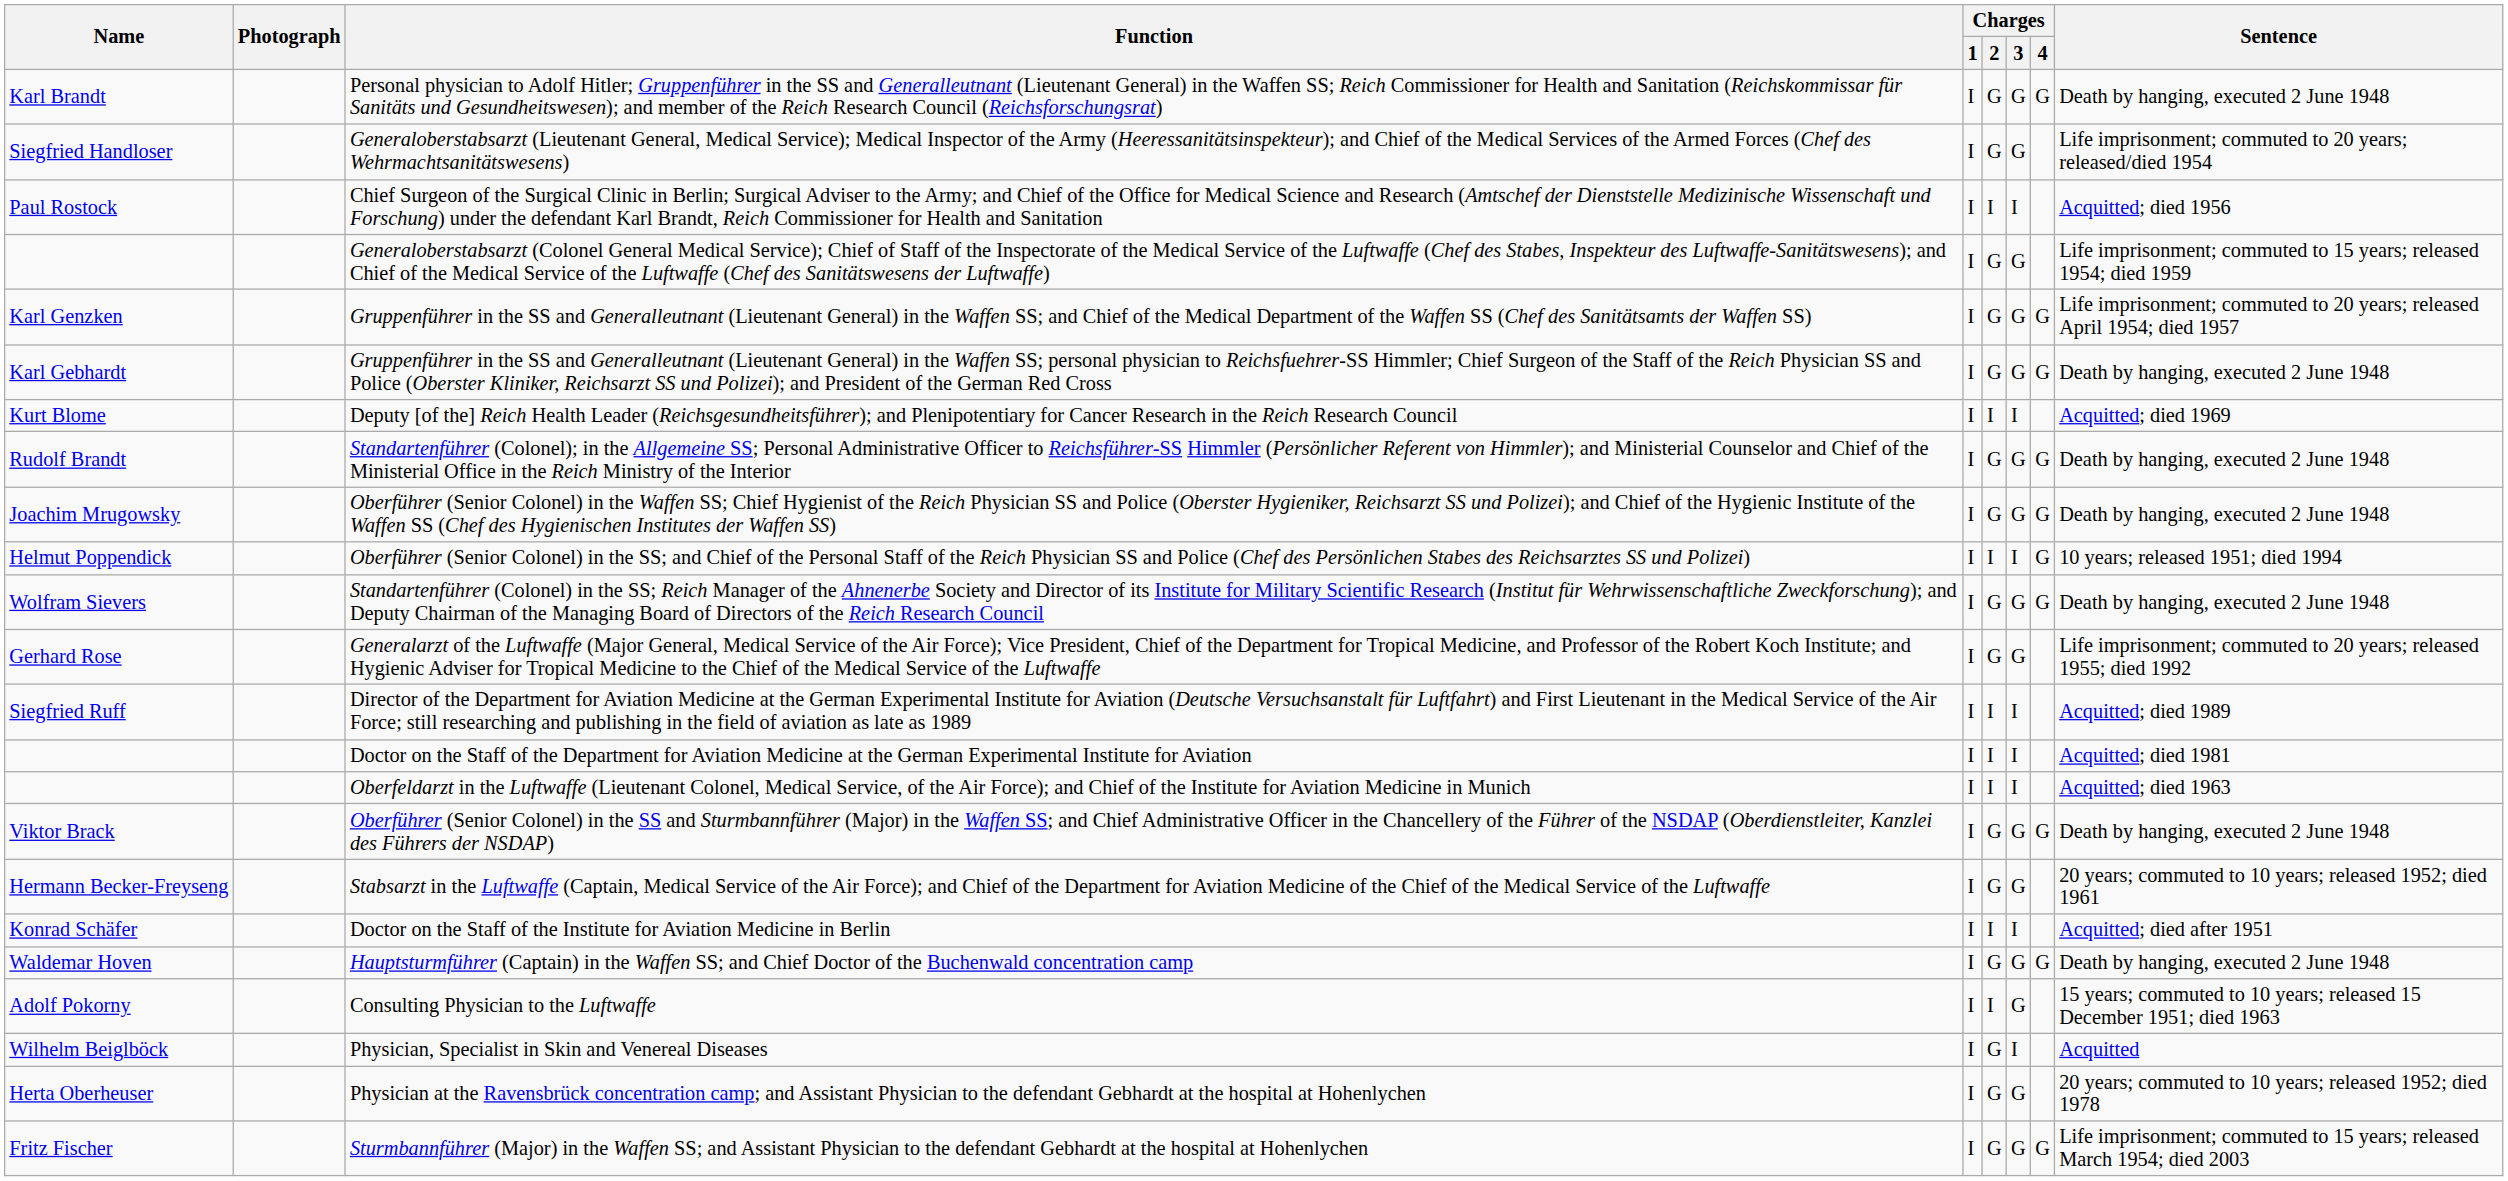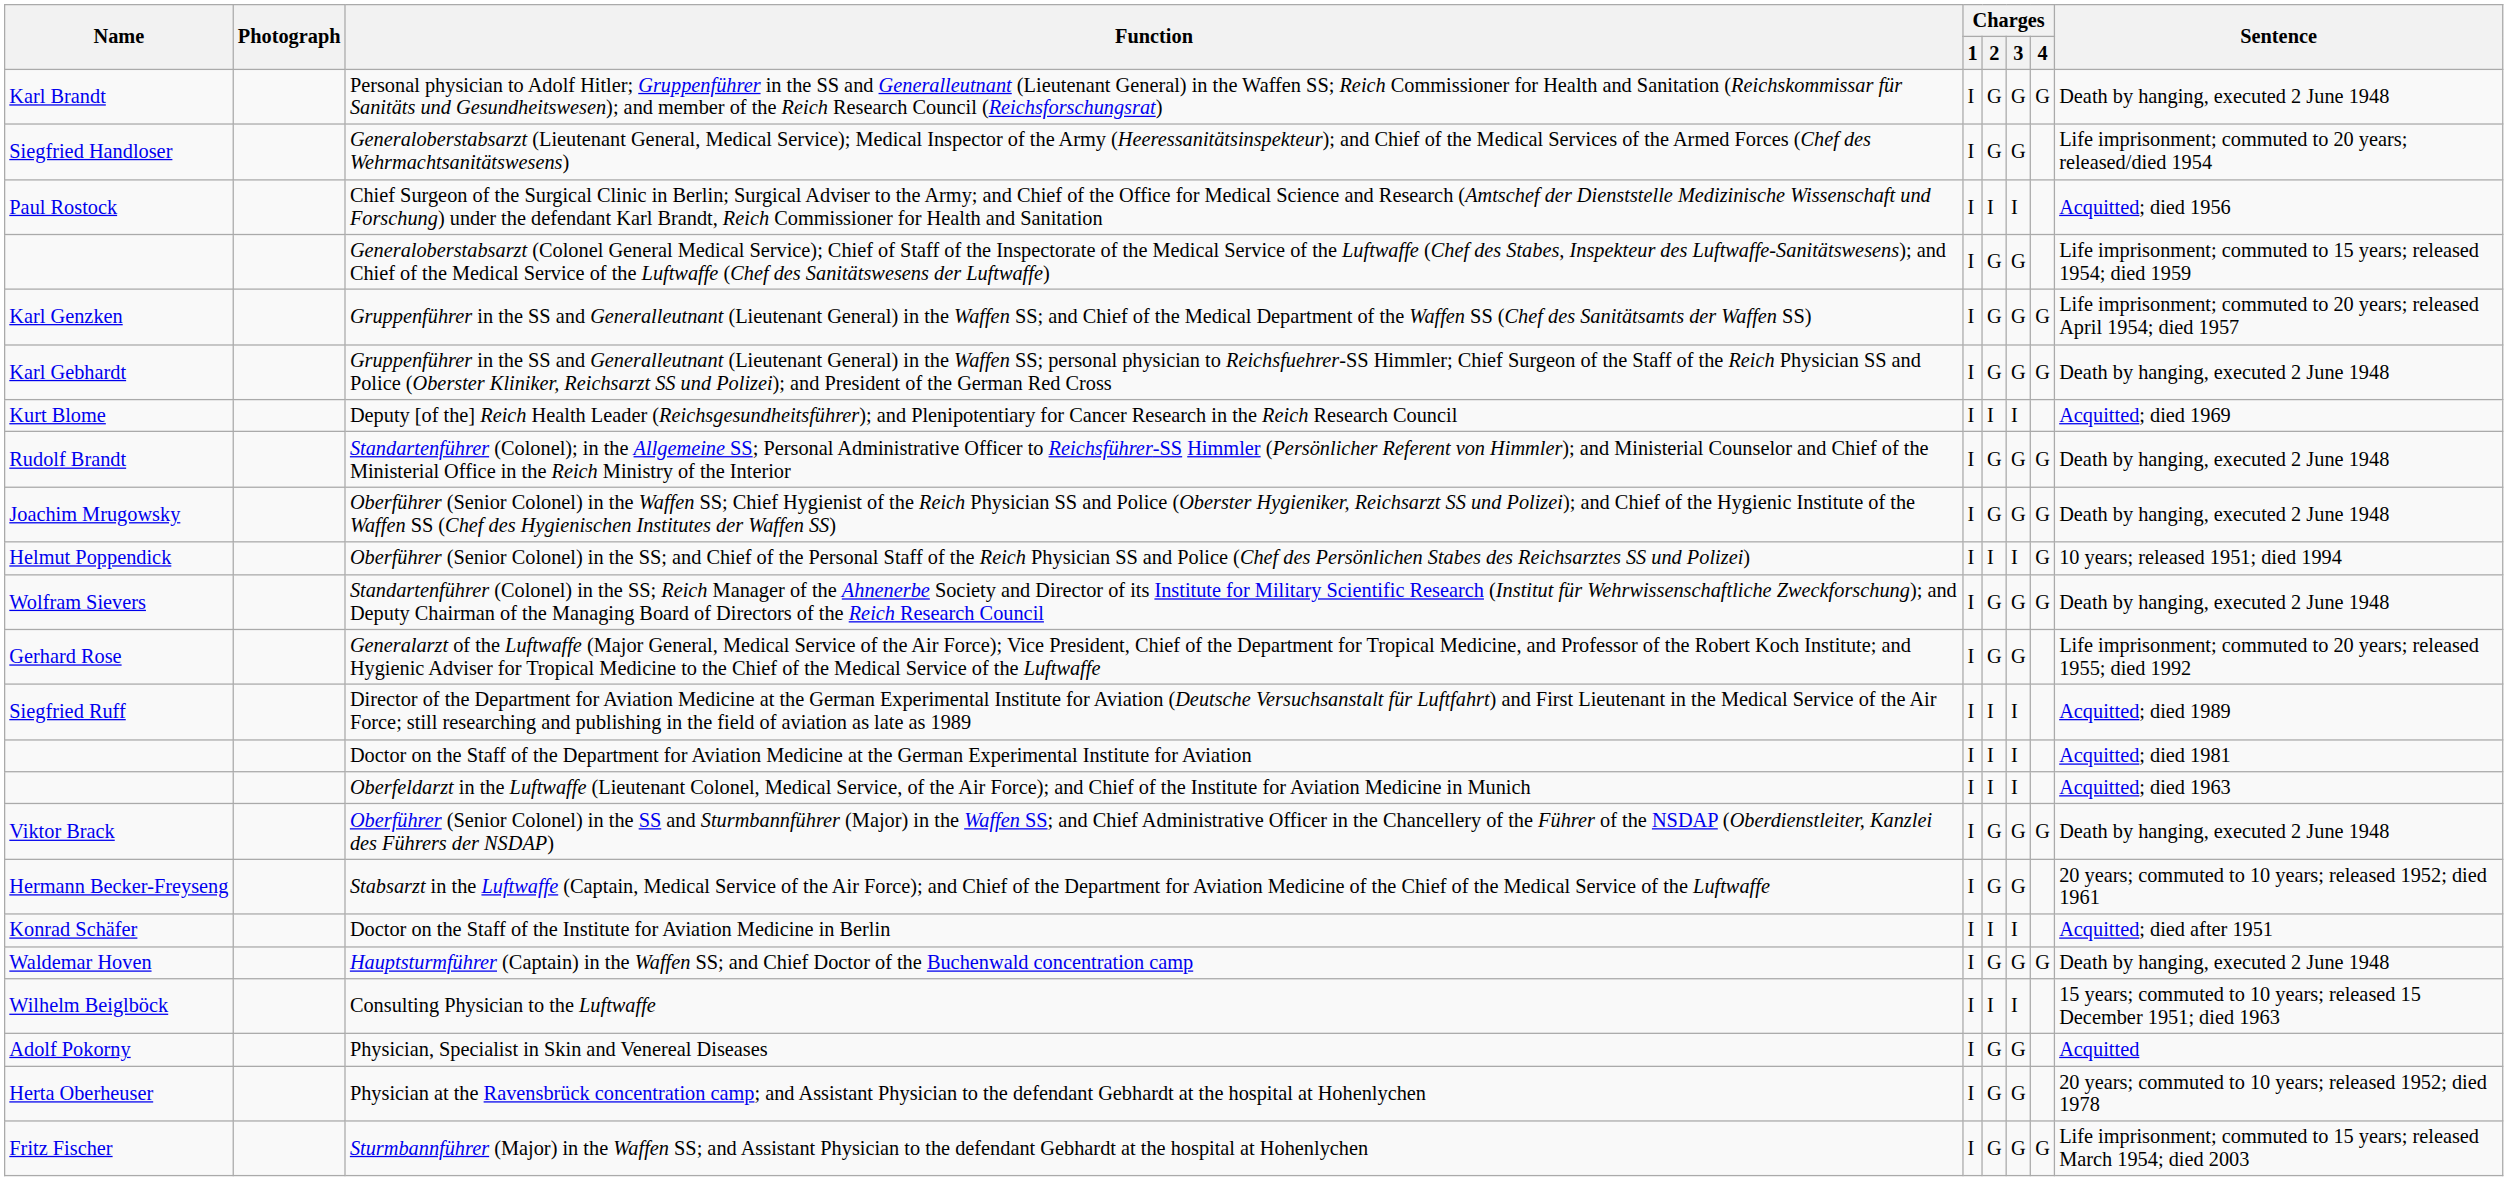(70, 1005) Adolf Pokorny -> (89, 1005) Wilhelm Beiglböck
(2018, 1005) G -> (2014, 1005) I
(89, 1049) Wilhelm Beiglböck -> (70, 1049) Adolf Pokorny
(2014, 1049) I -> (2018, 1049) G
